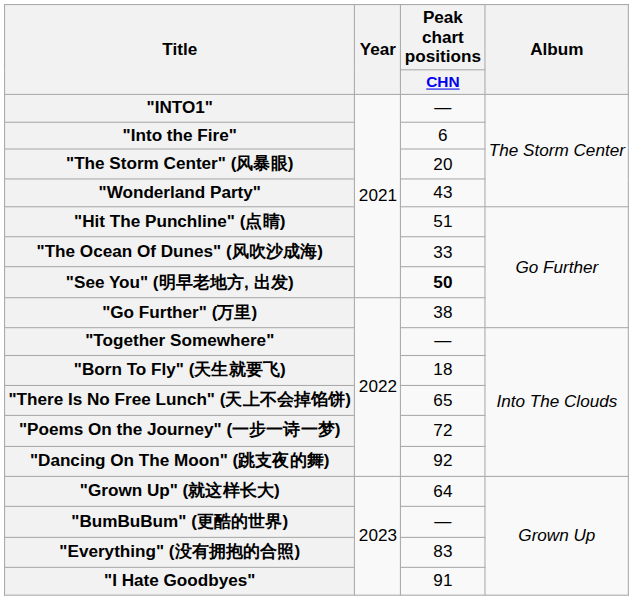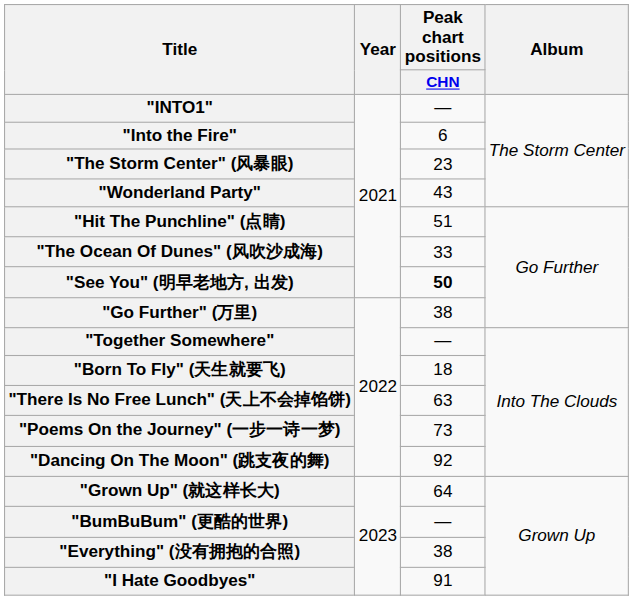(443, 163) 20 -> (443, 163) 23
(443, 400) 65 -> (443, 400) 63
(443, 430) 72 -> (443, 430) 73
(443, 552) 83 -> (443, 552) 38
